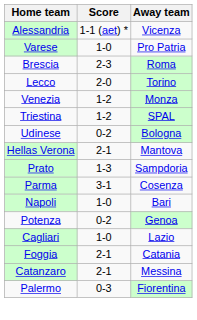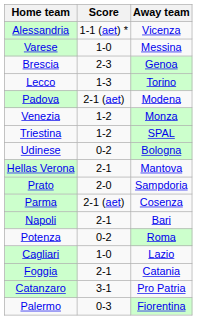(161, 47) Pro Patria -> (161, 47) Messina
(161, 64) Roma -> (161, 64) Genoa
(104, 82) 2-0 -> (104, 82) 1-3
+ row: (41, 99)
(104, 168) 1-3 -> (104, 185) 2-0
(104, 185) 3-1 -> (104, 202) 2-1 (aet)
(104, 202) 1-0 -> (104, 220) 2-1
(161, 220) Genoa -> (161, 237) Roma
(104, 271) 2-1 -> (104, 289) 3-1
(161, 271) Messina -> (161, 289) Pro Patria
